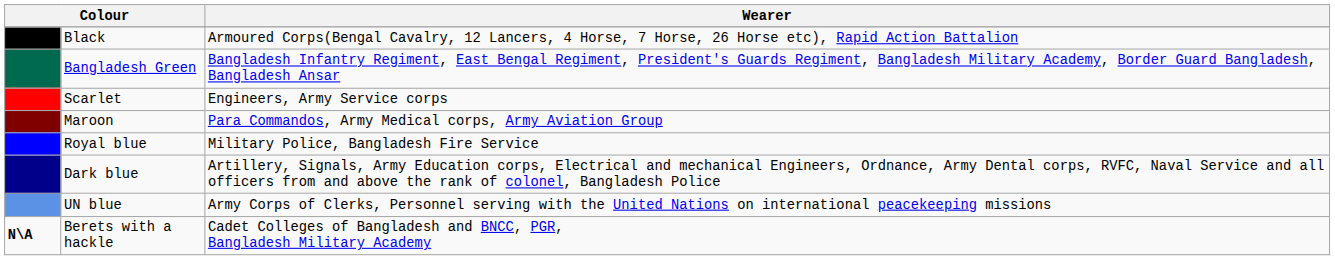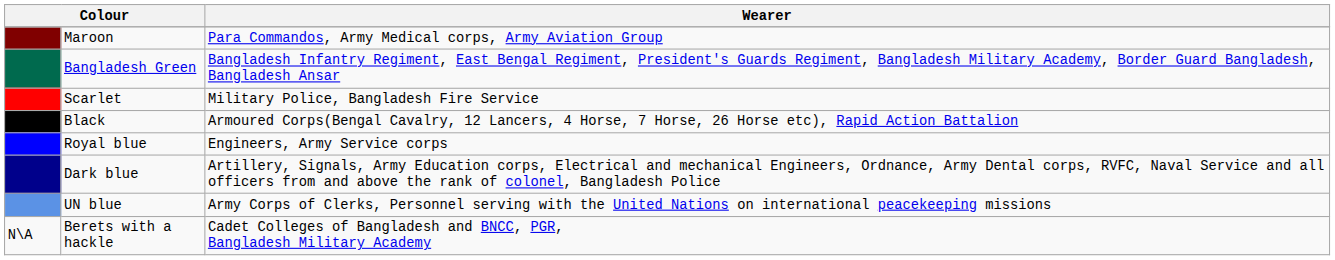rows swapped: (85, 38) <-> (89, 121)
(328, 99) Engineers, Army Service corps -> (373, 99) Military Police, Bangladesh Fire Service
(373, 144) Military Police, Bangladesh Fire Service -> (328, 144) Engineers, Army Service corps
(20, 235) bold -> (20, 235) normal
